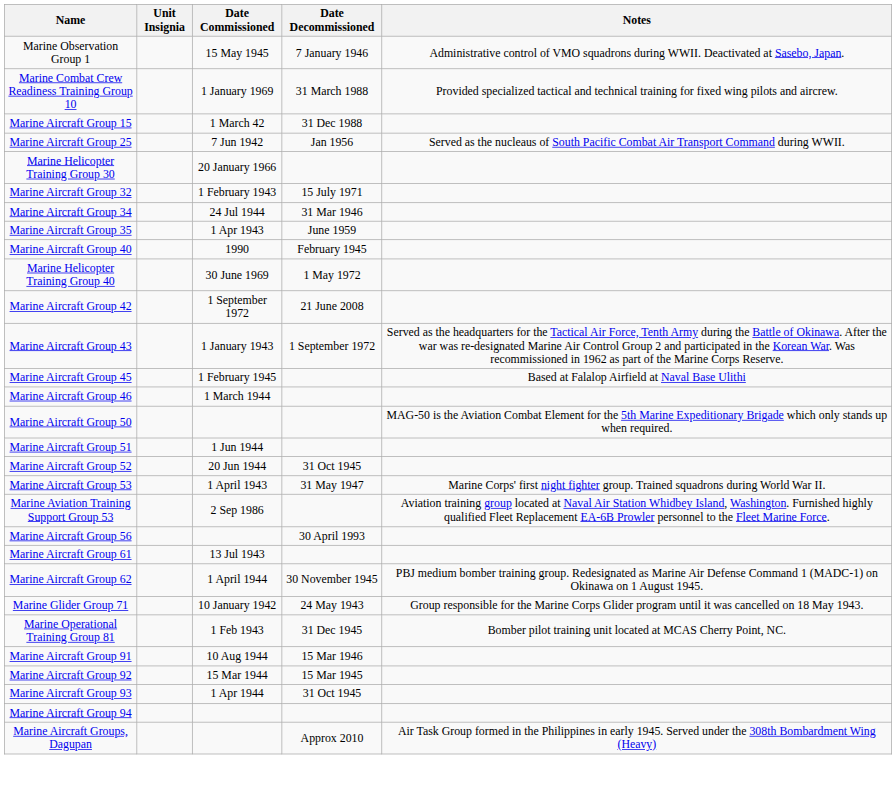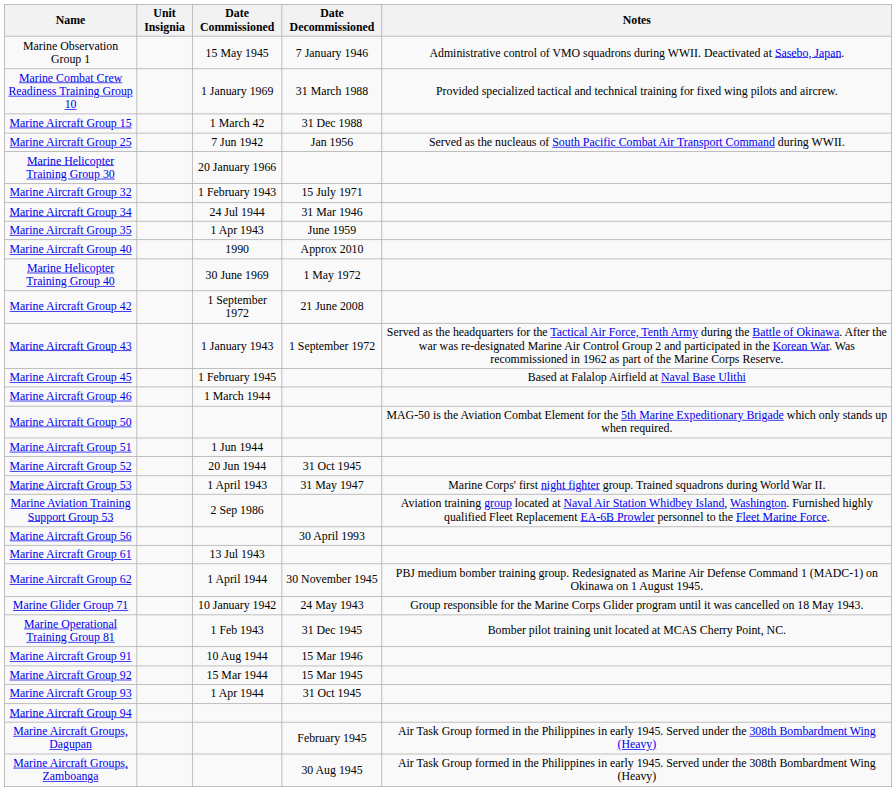(332, 249) February 1945 -> (332, 249) Approx 2010
(332, 738) Approx 2010 -> (332, 738) February 1945
+ row: (71, 770)
